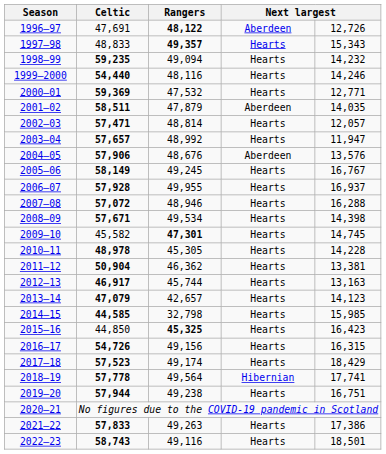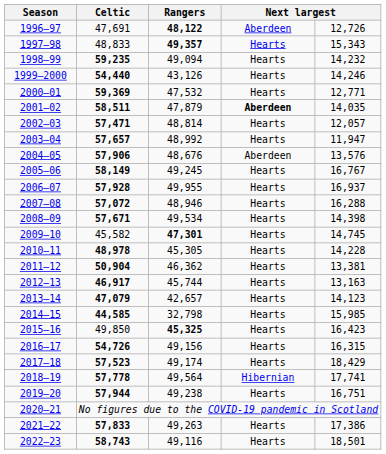(185, 76) 48,116 -> (185, 76) 43,126
(268, 108) normal -> (268, 108) bold
(113, 330) 44,850 -> (113, 330) 49,850
